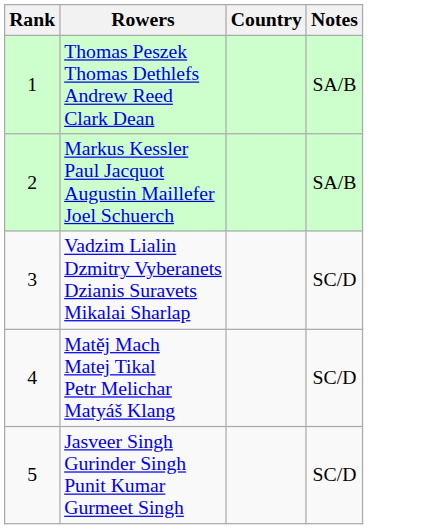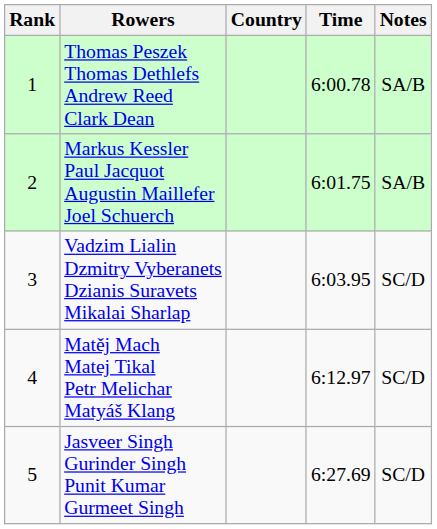+ column: (341, 20)
